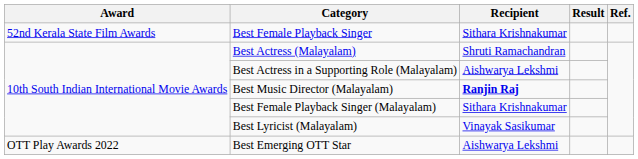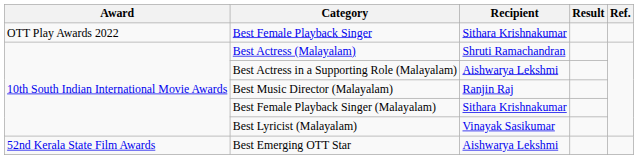(81, 32) 52nd Kerala State Film Awards -> (63, 32) OTT Play Awards 2022
(491, 88) bold -> (488, 88) normal
(63, 145) OTT Play Awards 2022 -> (81, 145) 52nd Kerala State Film Awards
